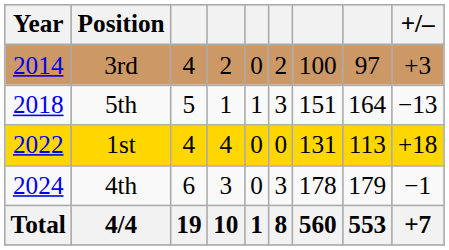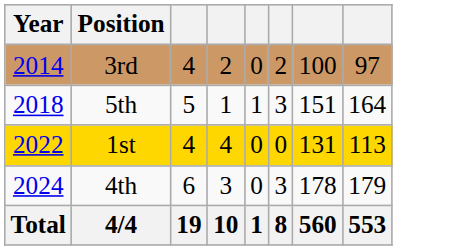- column: (418, 24)
